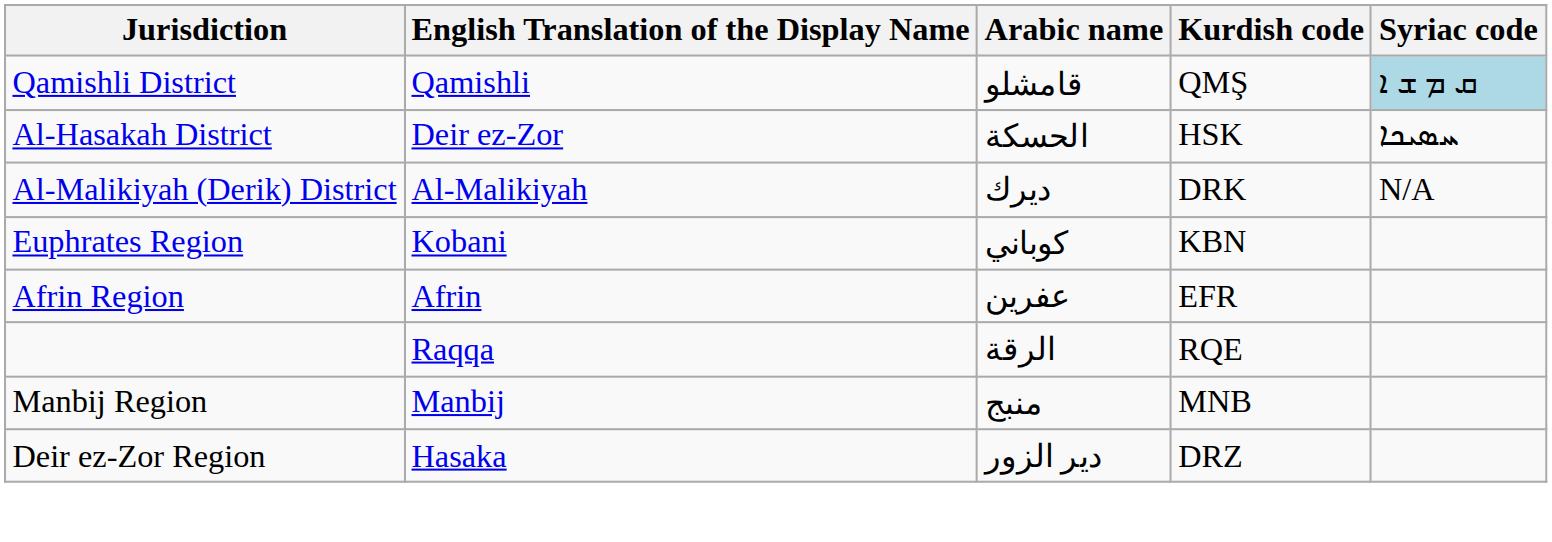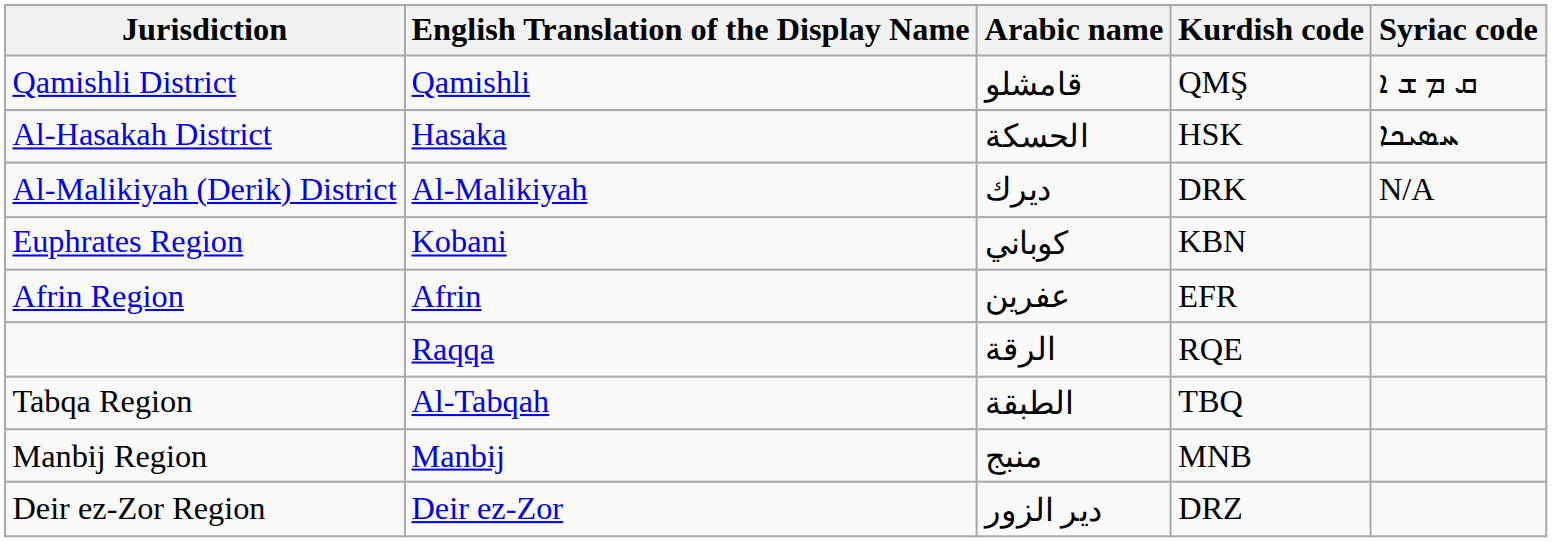(1428, 82) lightblue background -> (1428, 82) no background
(487, 135) Deir ez-Zor -> (459, 135) Hasaka
+ row: (102, 402)
(459, 455) Hasaka -> (487, 508) Deir ez-Zor
